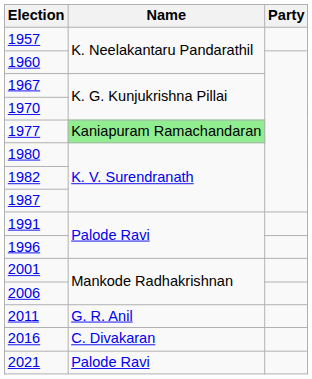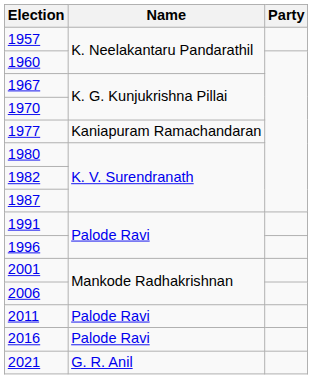(166, 131) lightgreen background -> (166, 131) no background
(102, 316) G. R. Anil -> (110, 316) Palode Ravi
(113, 339) C. Divakaran -> (110, 339) Palode Ravi
(110, 362) Palode Ravi -> (102, 362) G. R. Anil
